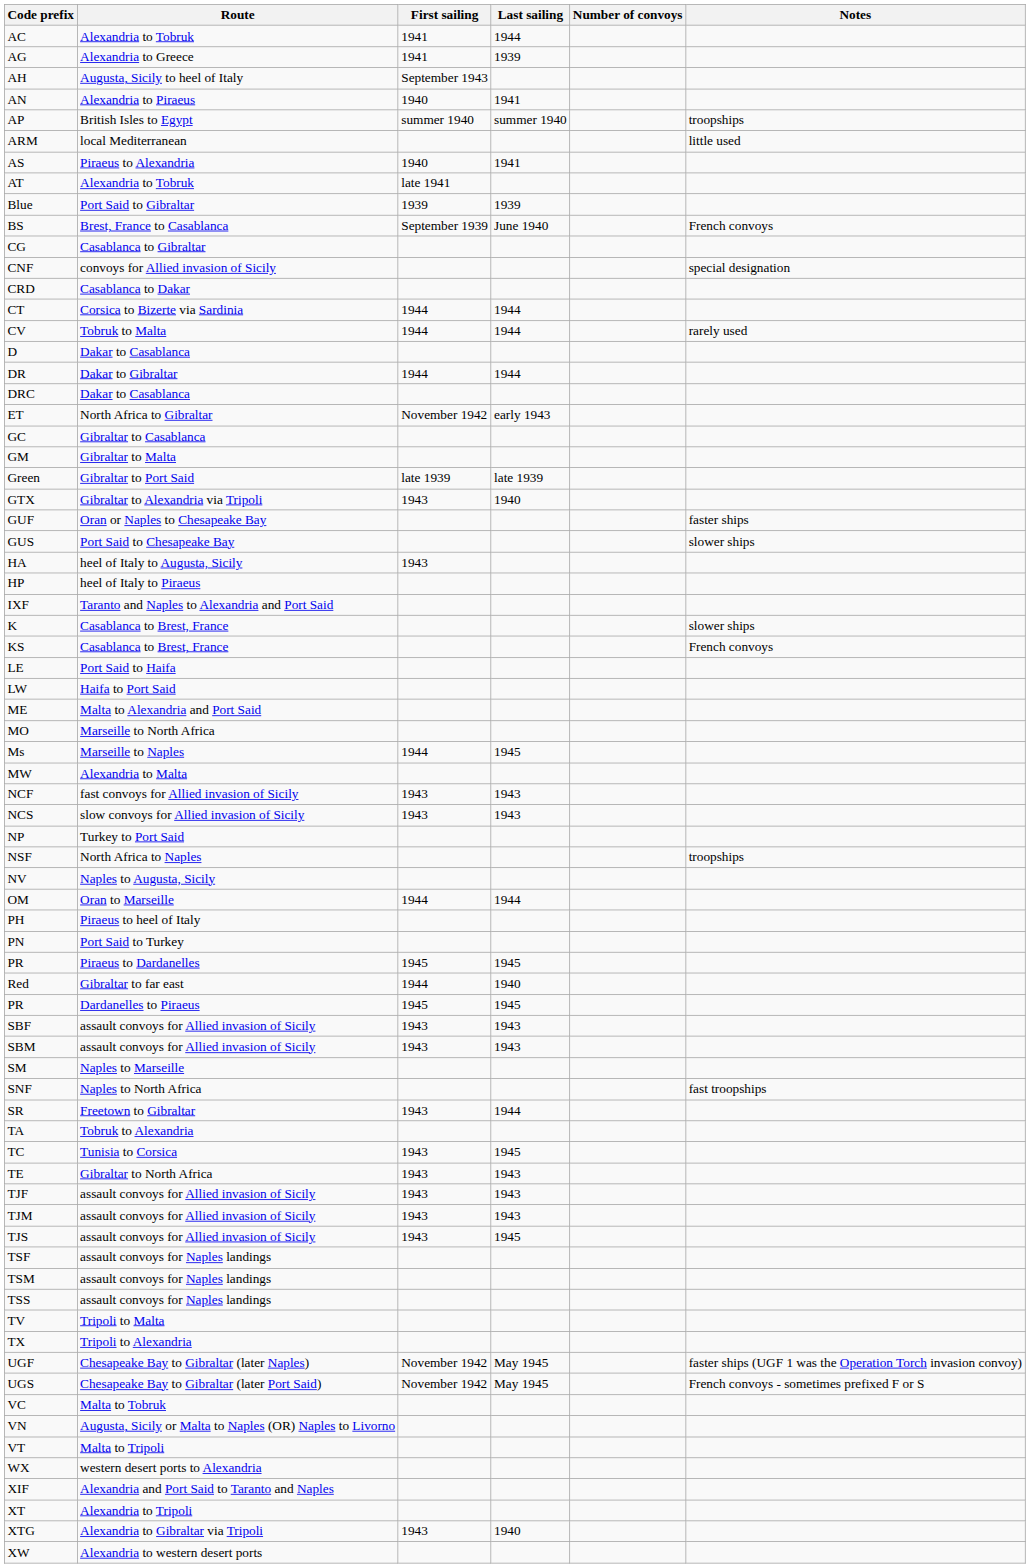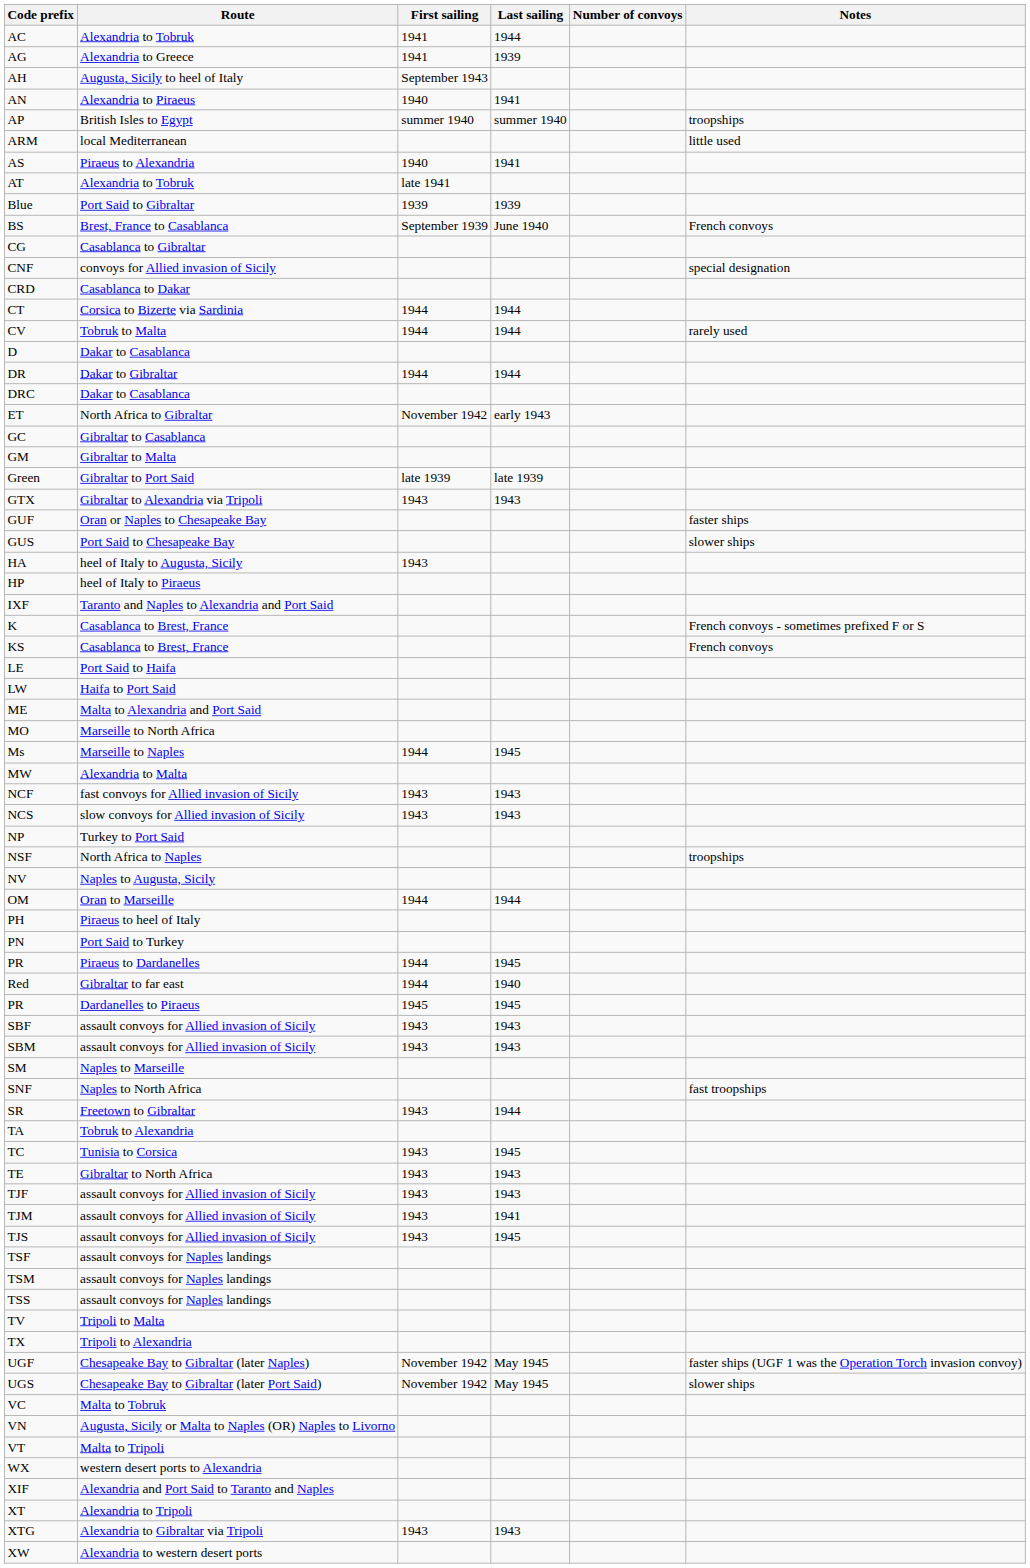(507, 499) 1940 -> (507, 499) 1943
(722, 625) slower ships -> (806, 625) French convoys - sometimes prefixed F or S
(415, 962) 1945 -> (415, 962) 1944
(507, 1215) 1943 -> (507, 1215) 1941
(806, 1384) French convoys - sometimes prefixed F or S -> (722, 1384) slower ships
(507, 1531) 1940 -> (507, 1531) 1943
